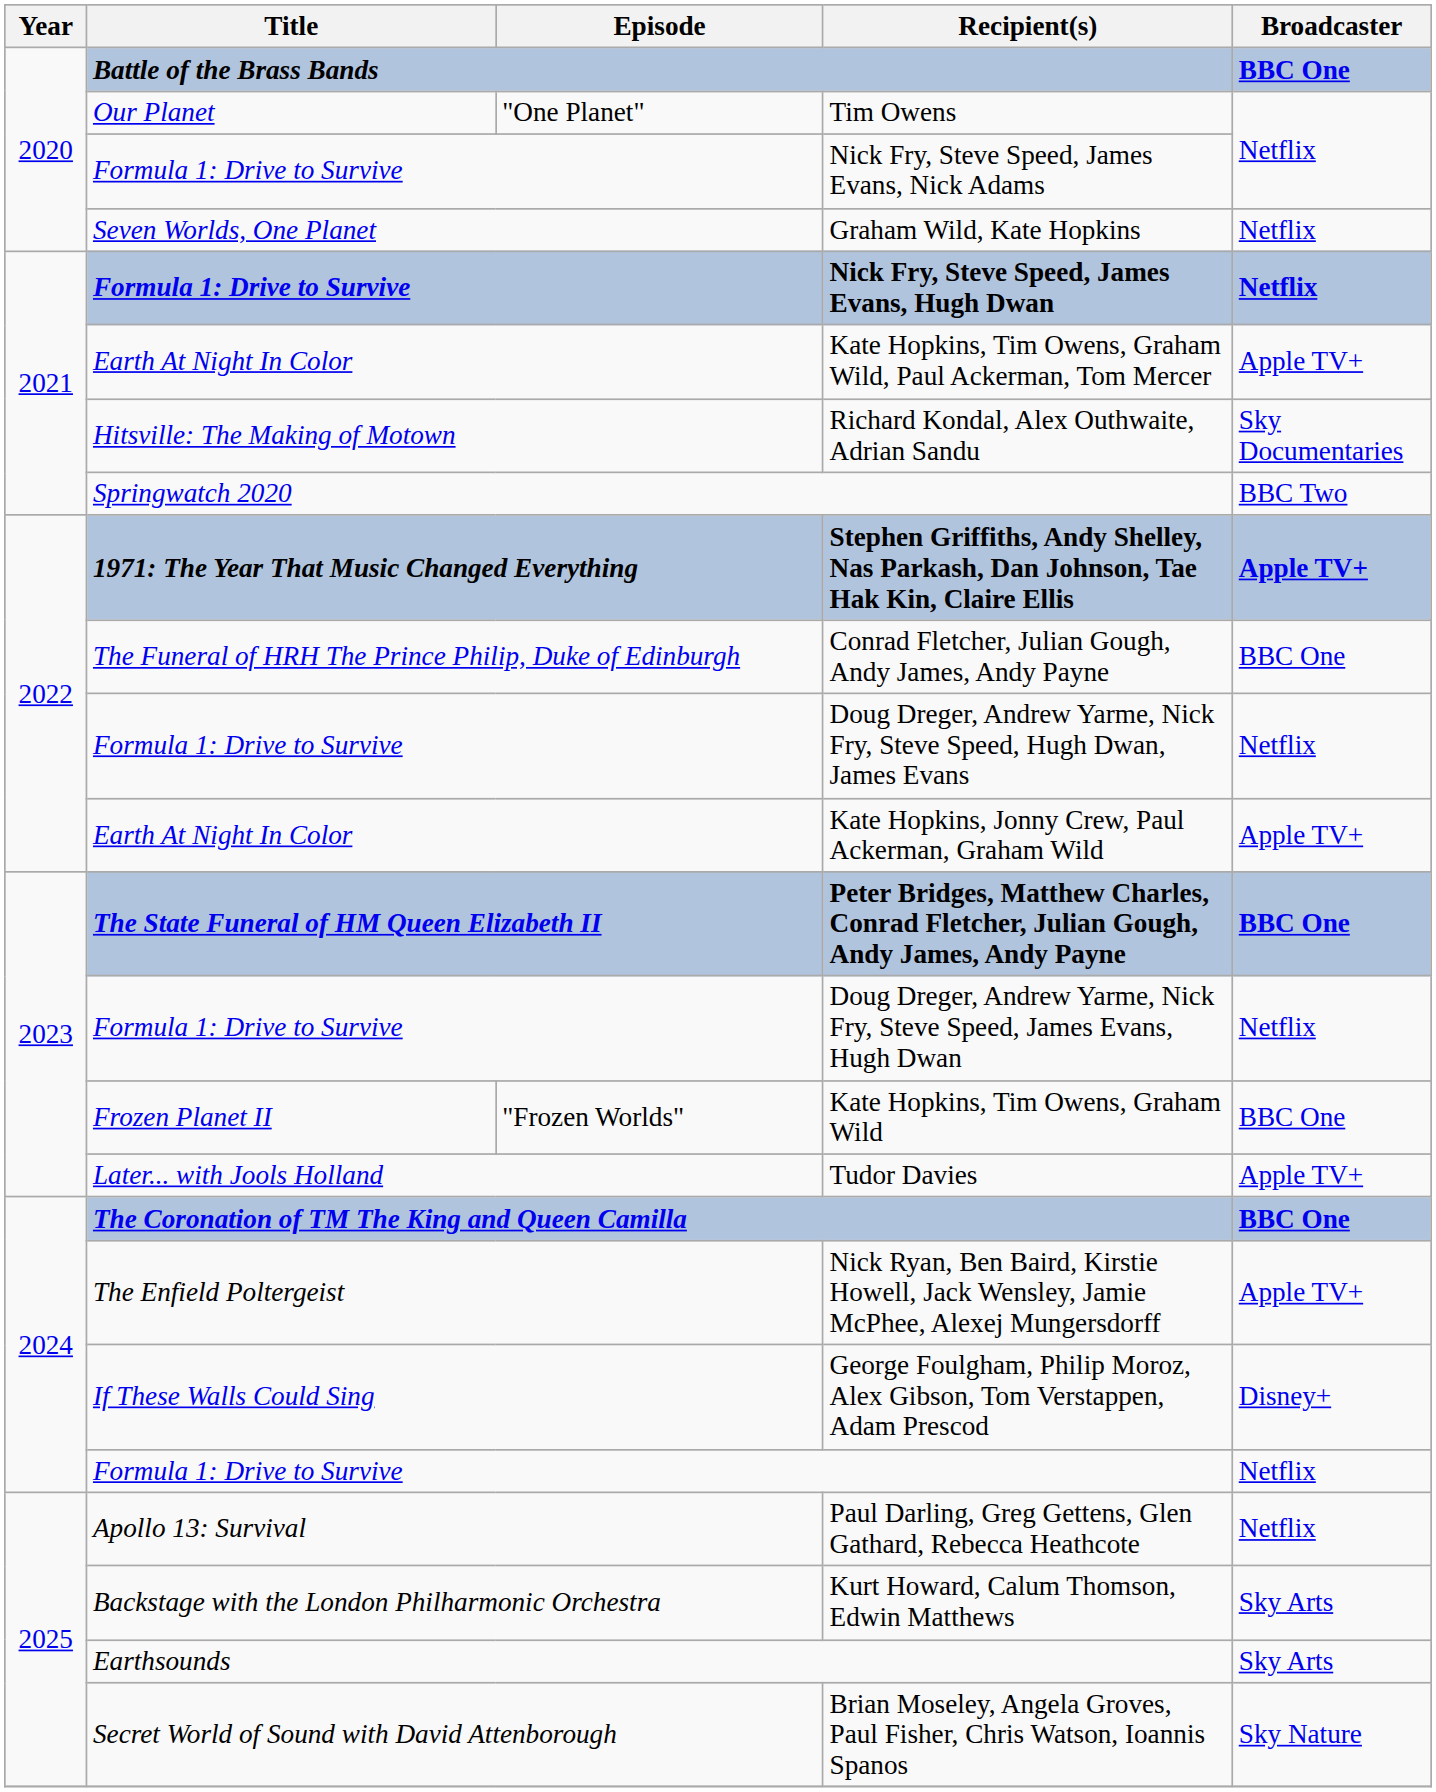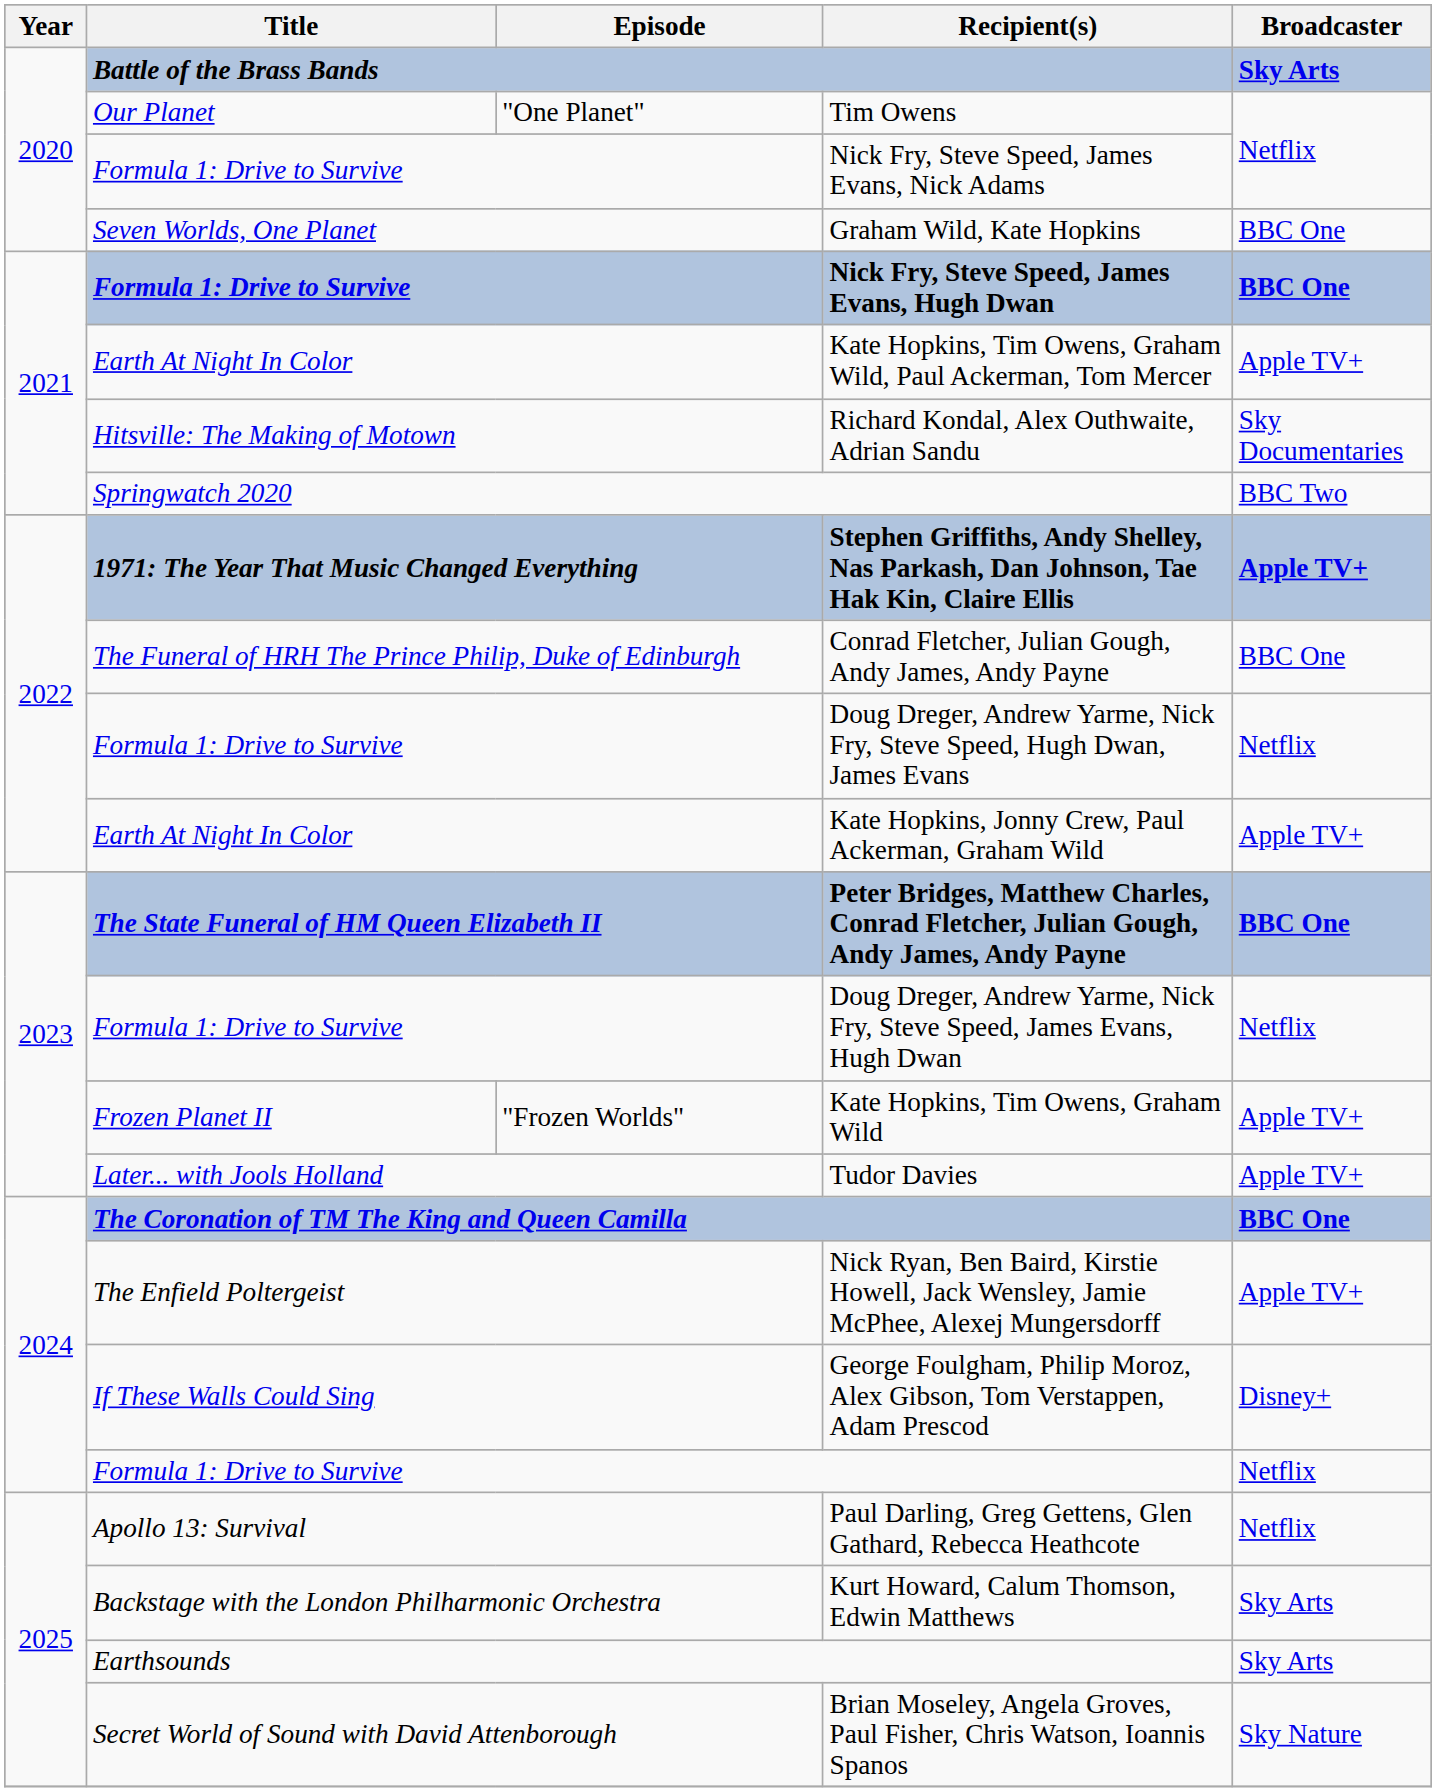(1294, 69) BBC One -> (1289, 69) Sky Arts
(1277, 229) Netflix -> (1292, 229) BBC One
(1278, 287) Netflix -> (1294, 287) BBC One
(1292, 1116) BBC One -> (1301, 1116) Apple TV+
